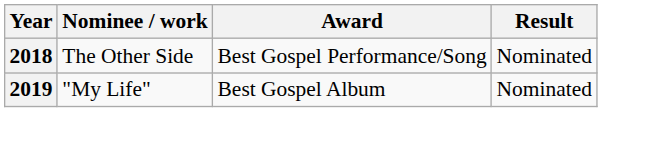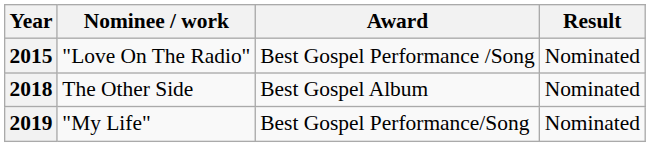+ row: (31, 55)
(352, 55) Best Gospel Performance/Song -> (344, 89) Best Gospel Album
(302, 89) Best Gospel Album -> (395, 123) Best Gospel Performance/Song
